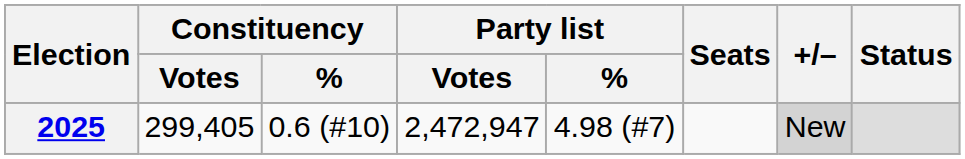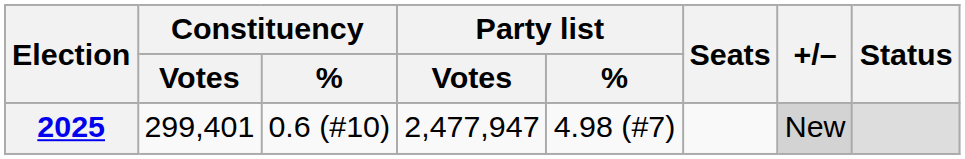(199, 127) 299,405 -> (199, 127) 299,401
(472, 127) 2,472,947 -> (472, 127) 2,477,947
